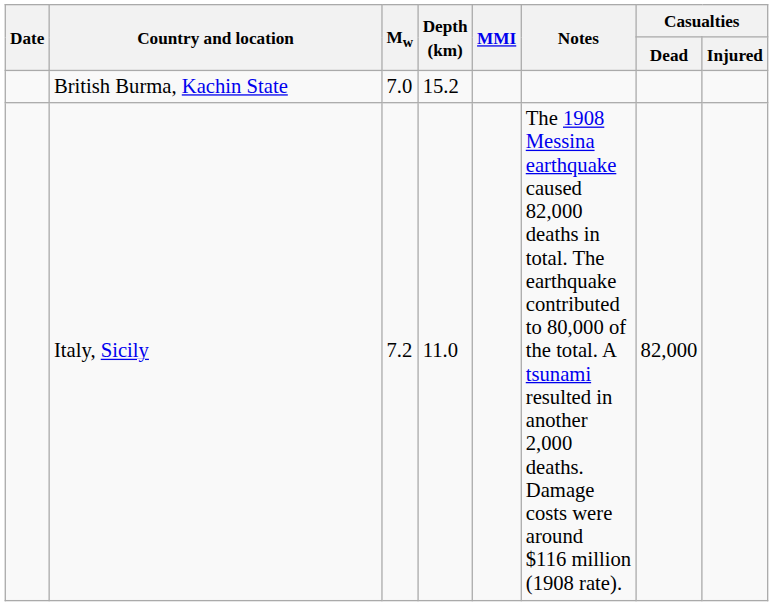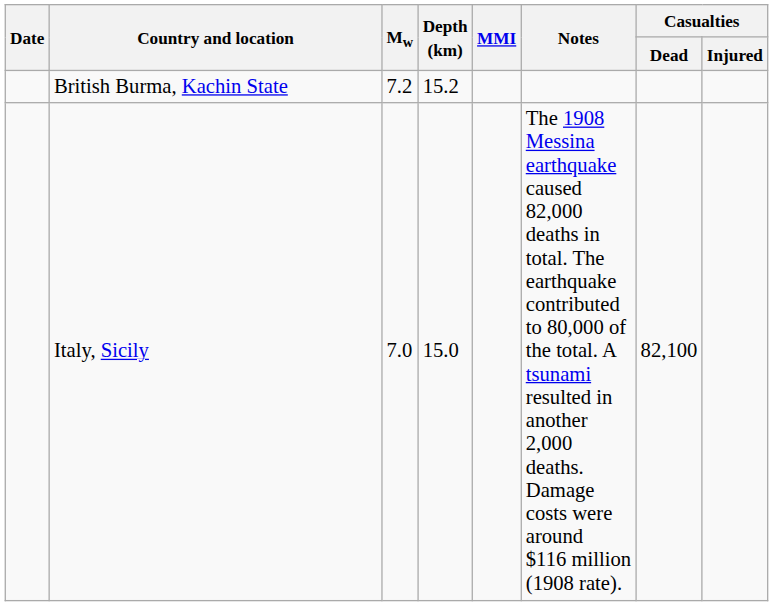(399, 86) 7.0 -> (399, 86) 7.2
(399, 351) 7.2 -> (399, 351) 7.0
(440, 351) 11.0 -> (441, 351) 15.0
(669, 351) 82,000 -> (669, 351) 82,100
